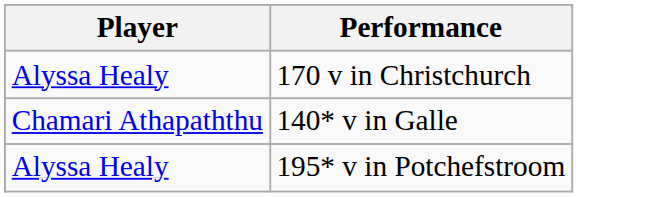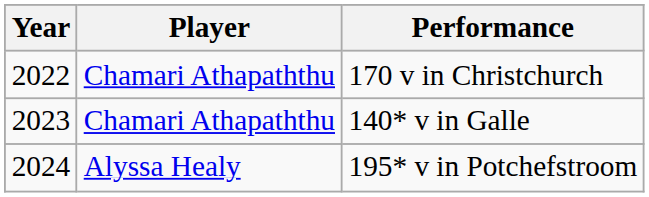+ column: (41, 27)
(90, 74) Alyssa Healy -> (209, 74) Chamari Athapaththu
